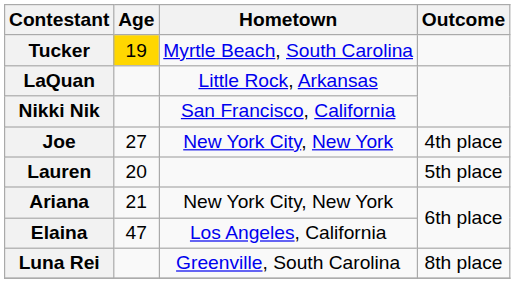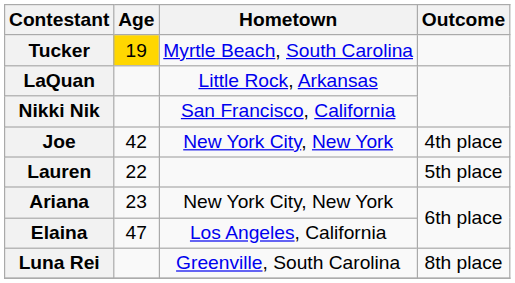(136, 141) 27 -> (136, 141) 42
(136, 171) 20 -> (136, 171) 22
(136, 202) 21 -> (136, 202) 23
